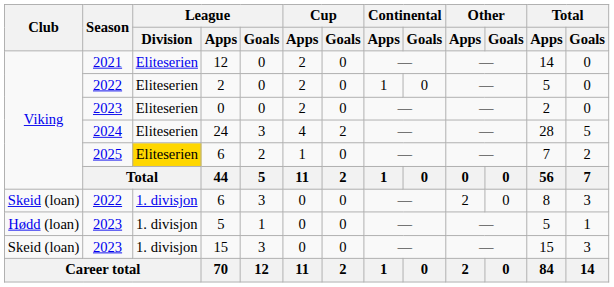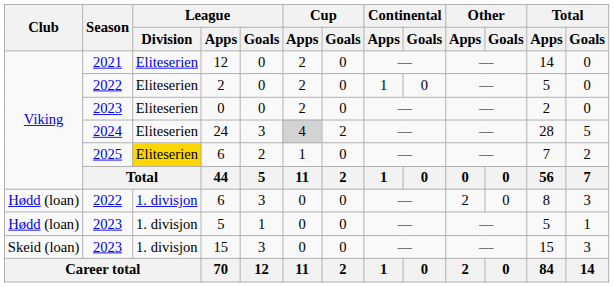(302, 131) no background -> (302, 131) lightgrey background
(44, 200) Skeid (loan) -> (44, 200) Hødd (loan)
